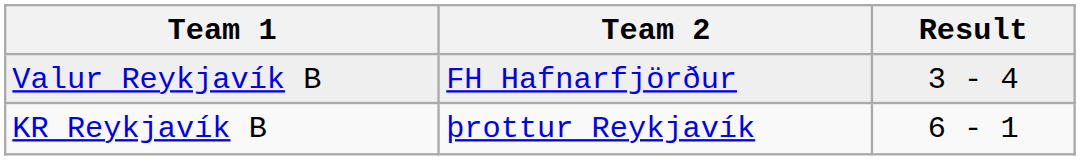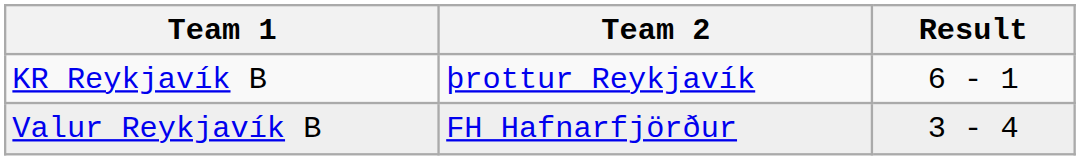rows swapped: (140, 129) <-> (167, 79)
